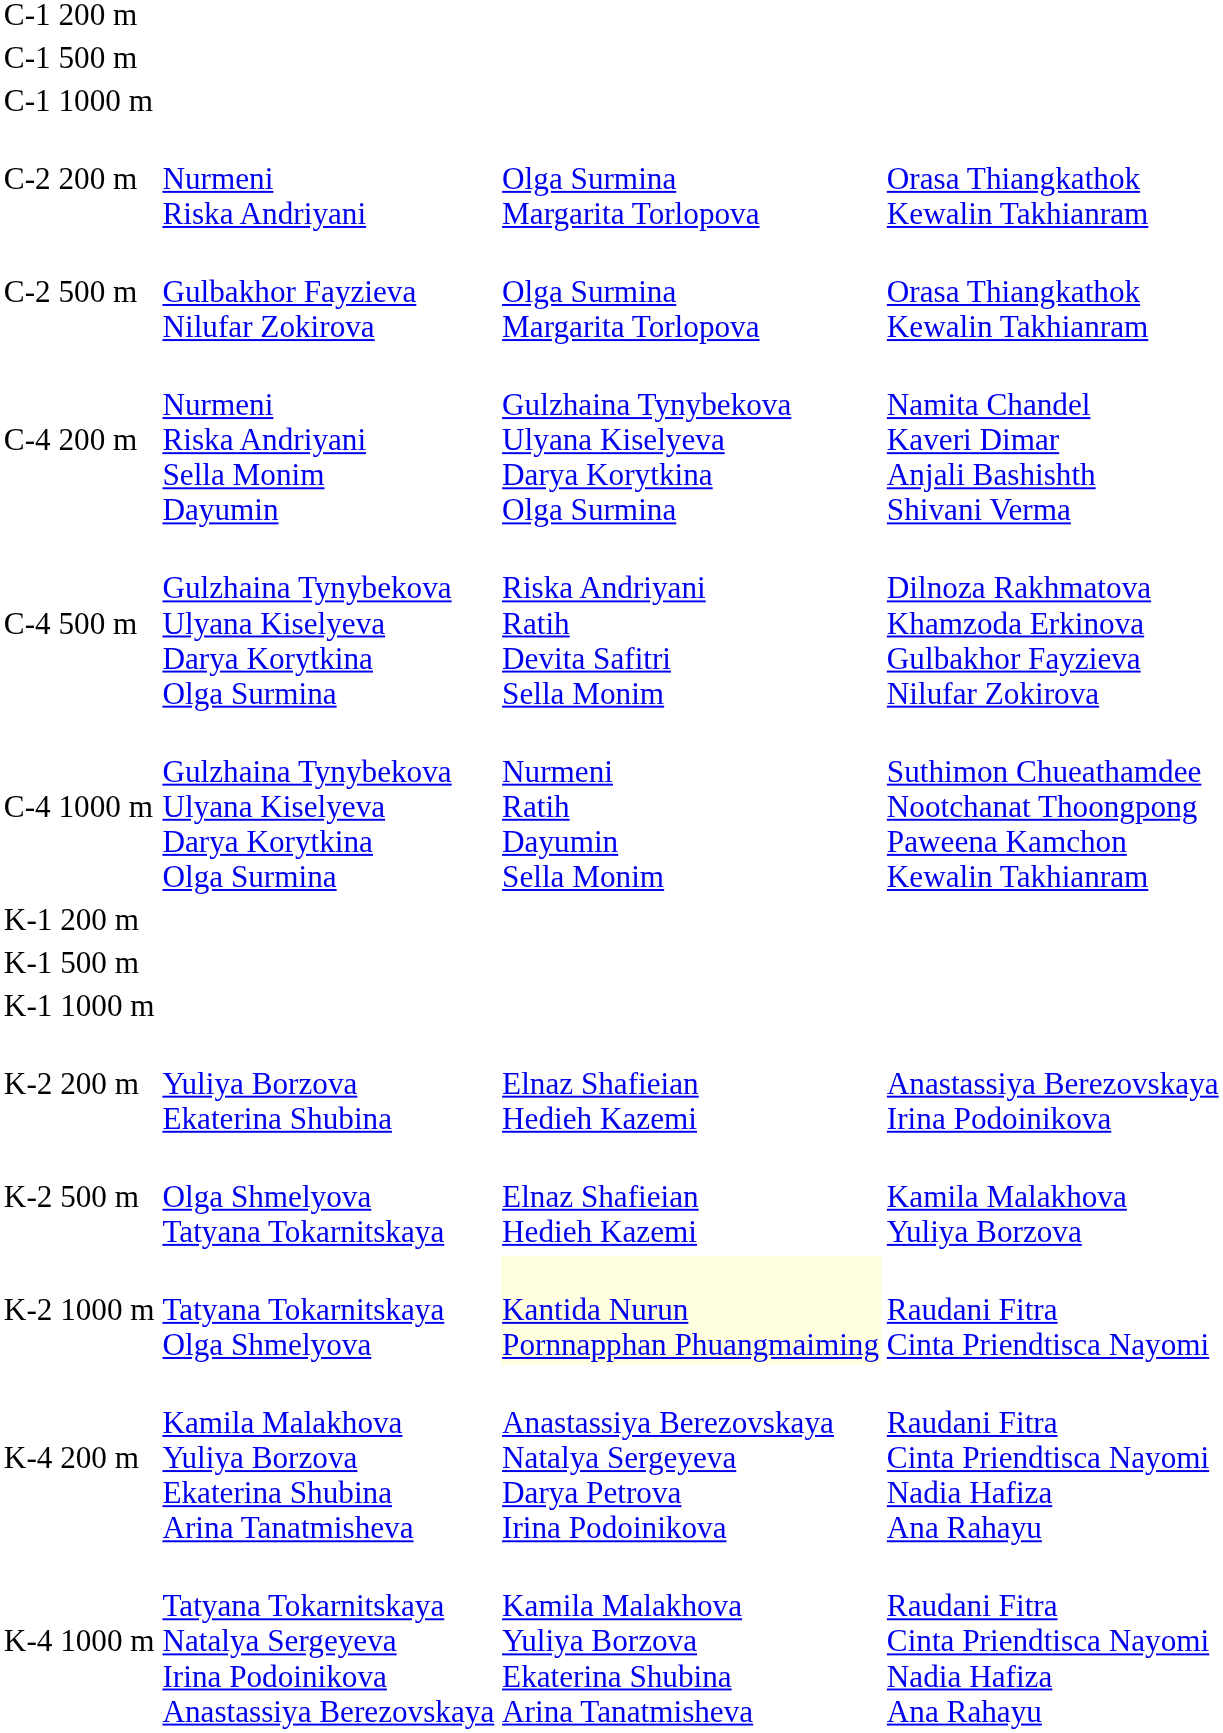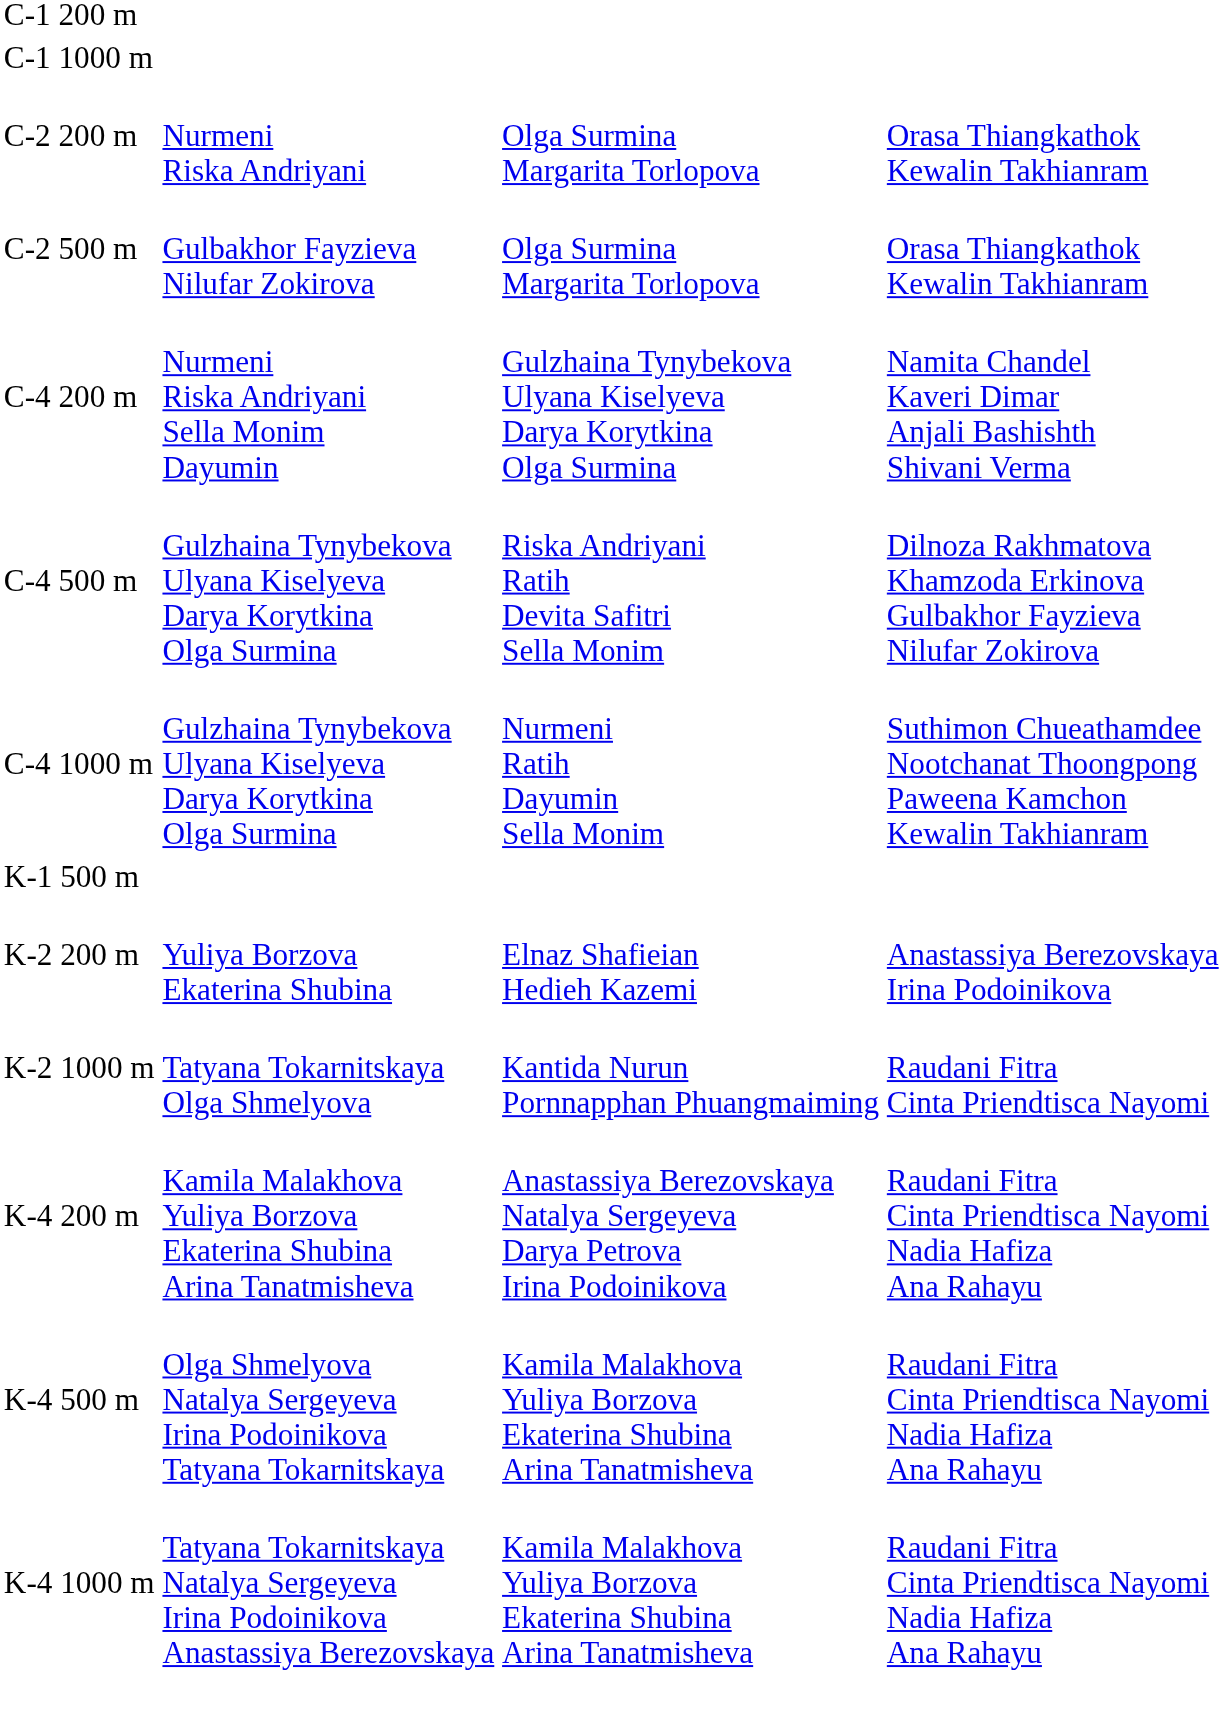- row: (71, 57)
- row: (71, 919)
- row: (79, 1005)
- row: (71, 1196)
(691, 1327) lightyellow background -> (691, 1085) no background
+ row: (71, 1399)
